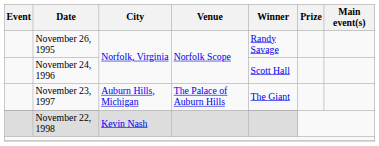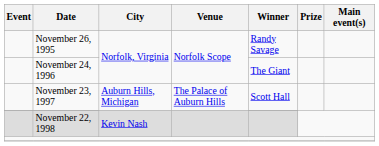(270, 70) Scott Hall -> (270, 70) The Giant
(270, 97) The Giant -> (270, 97) Scott Hall
